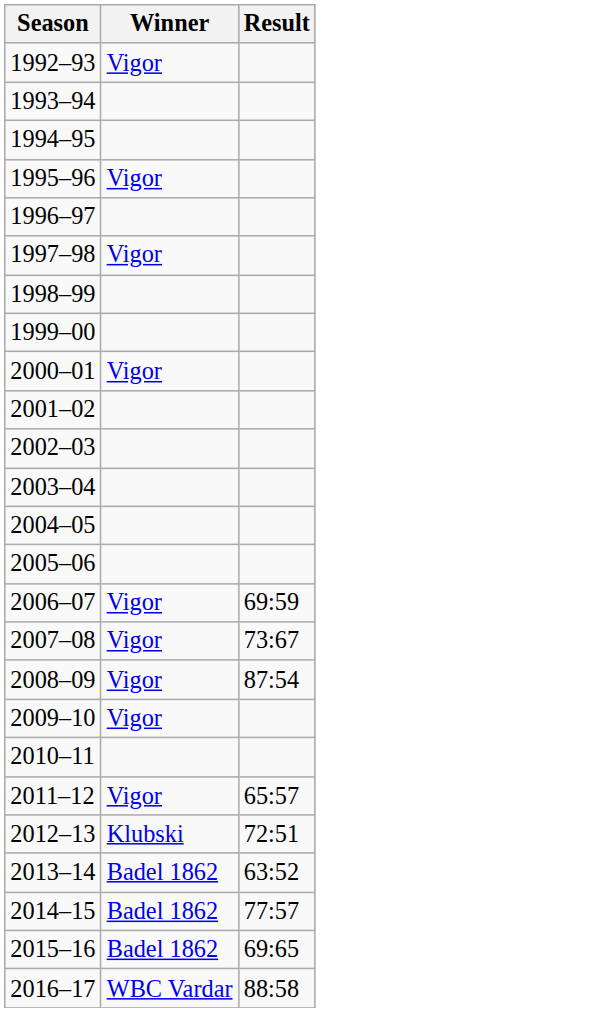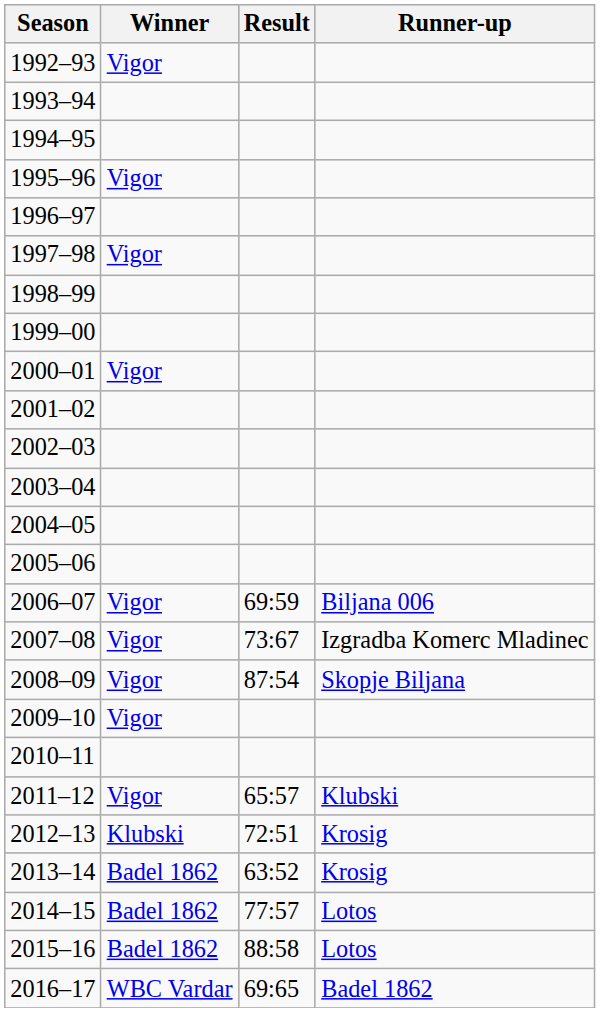+ column: (455, 23)
(271, 949) 69:65 -> (271, 949) 88:58
(271, 988) 88:58 -> (271, 988) 69:65
